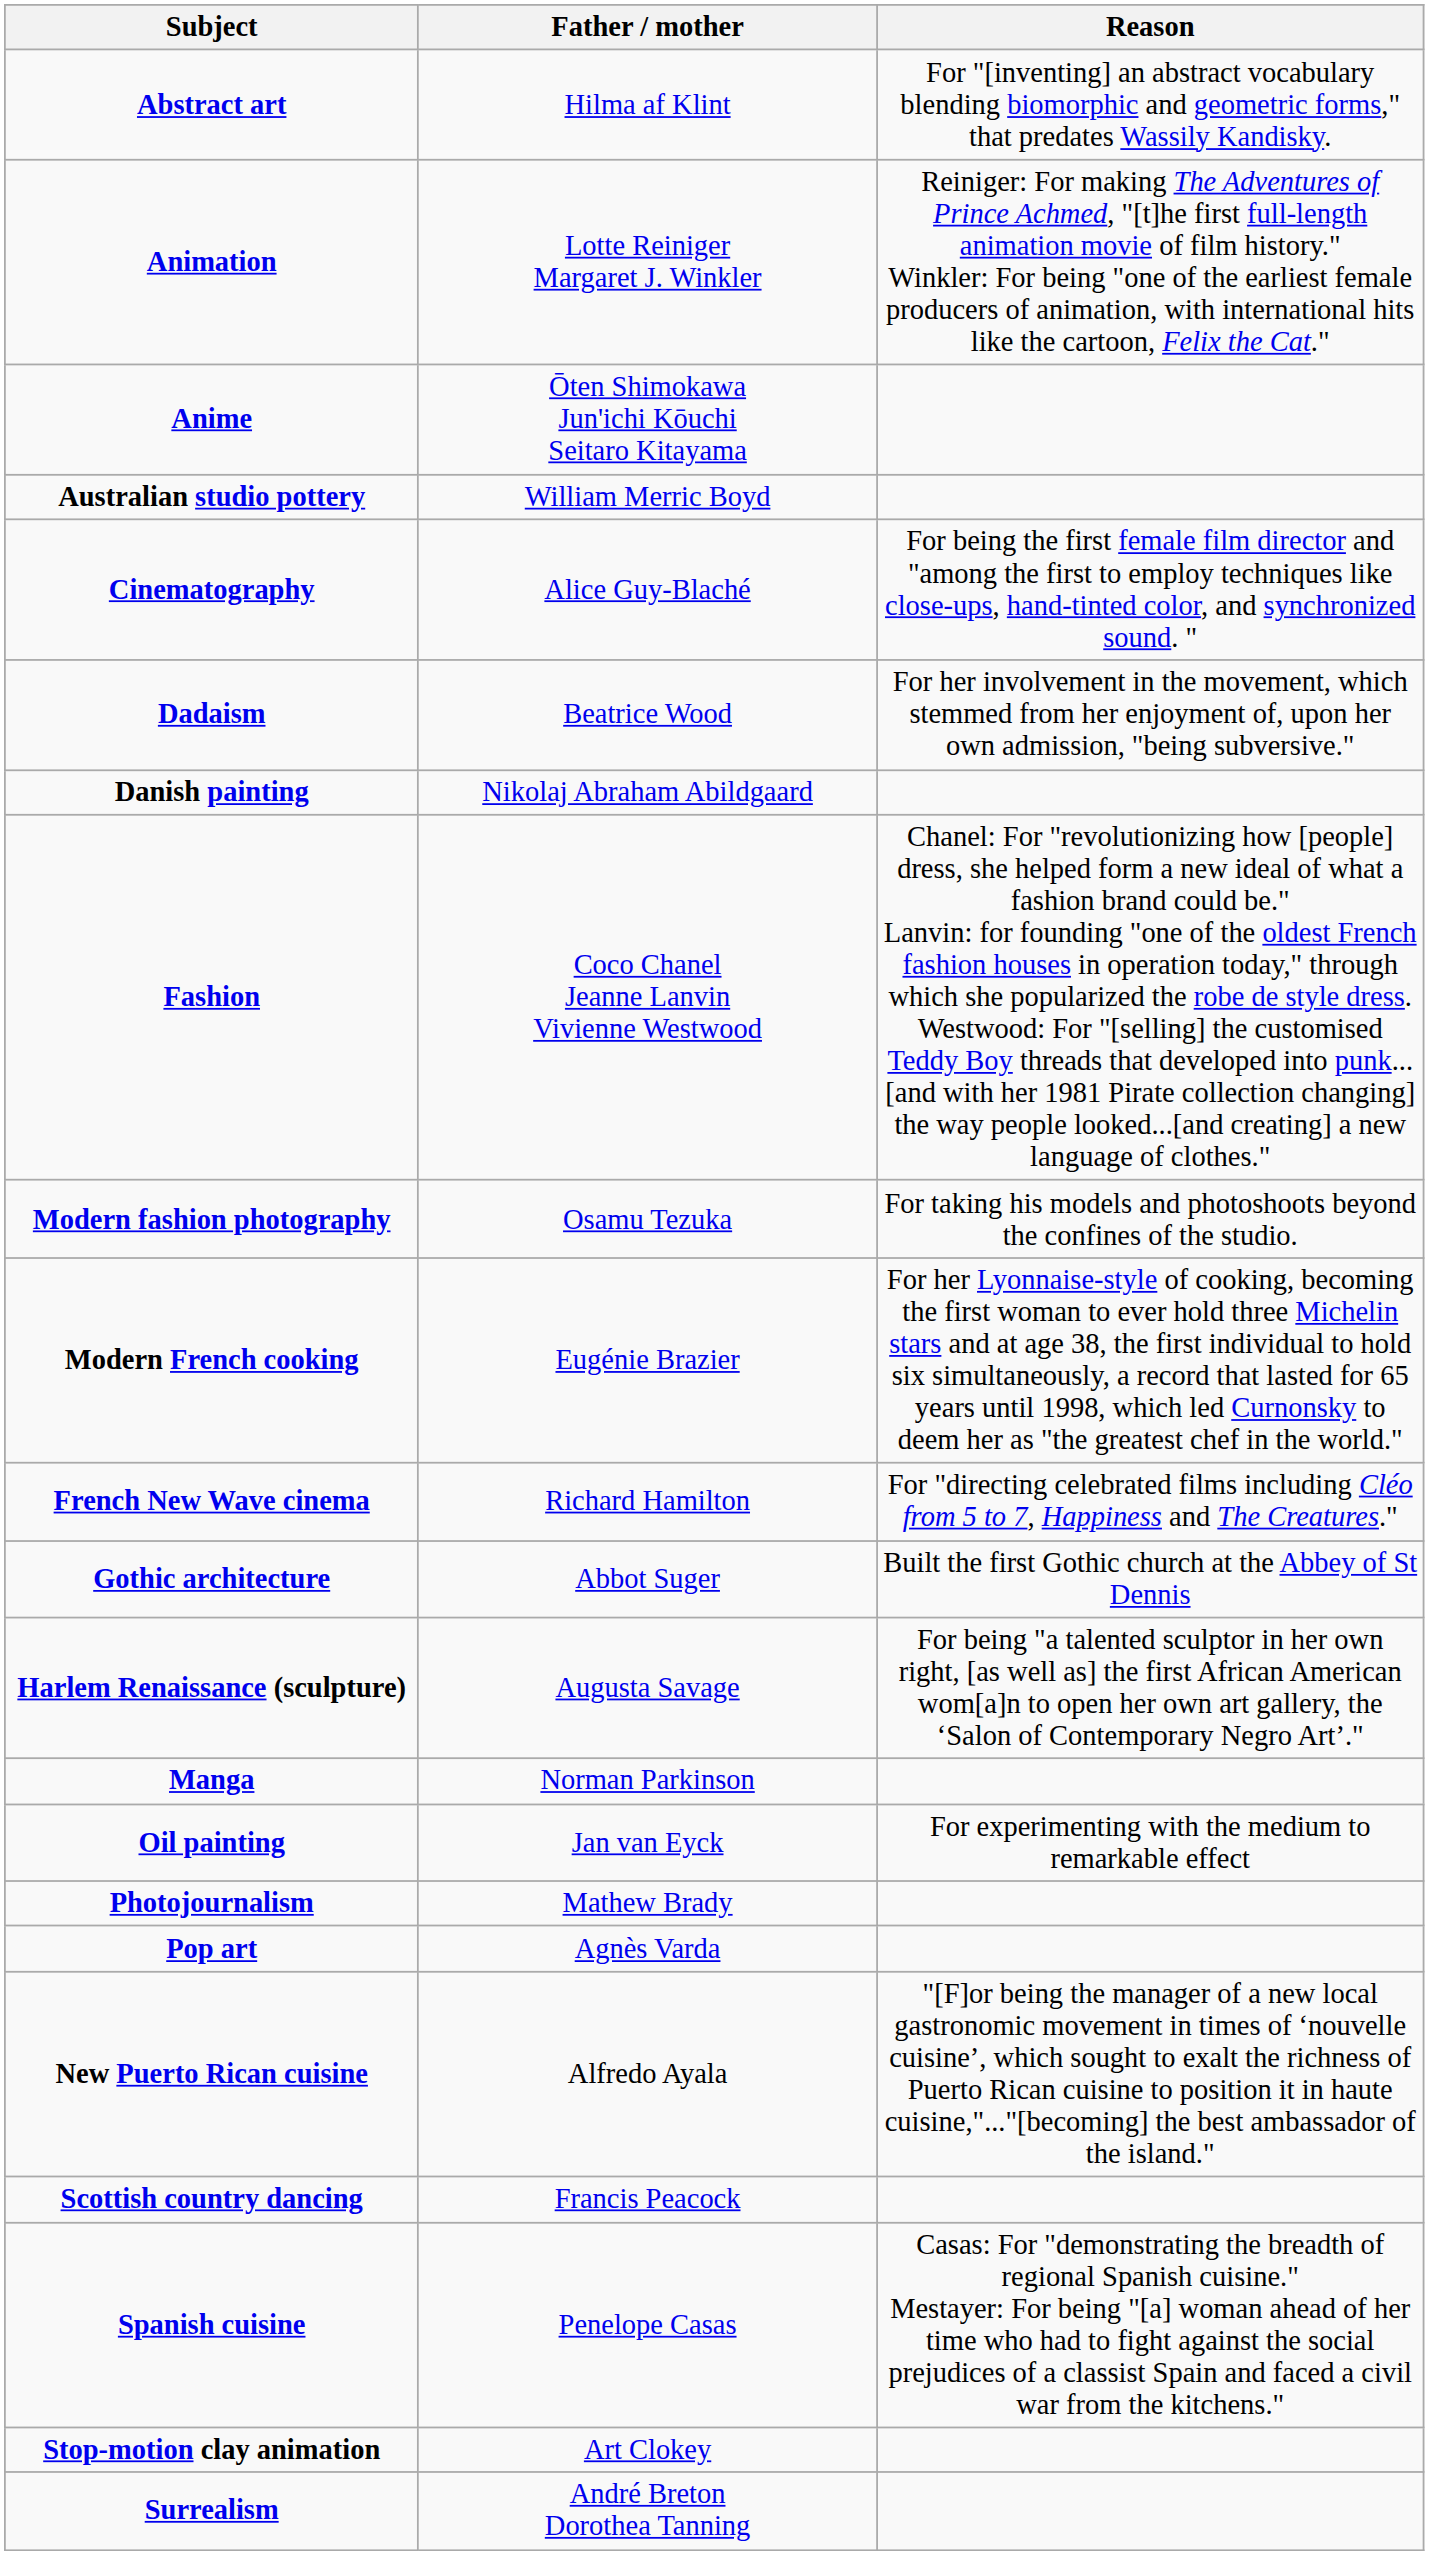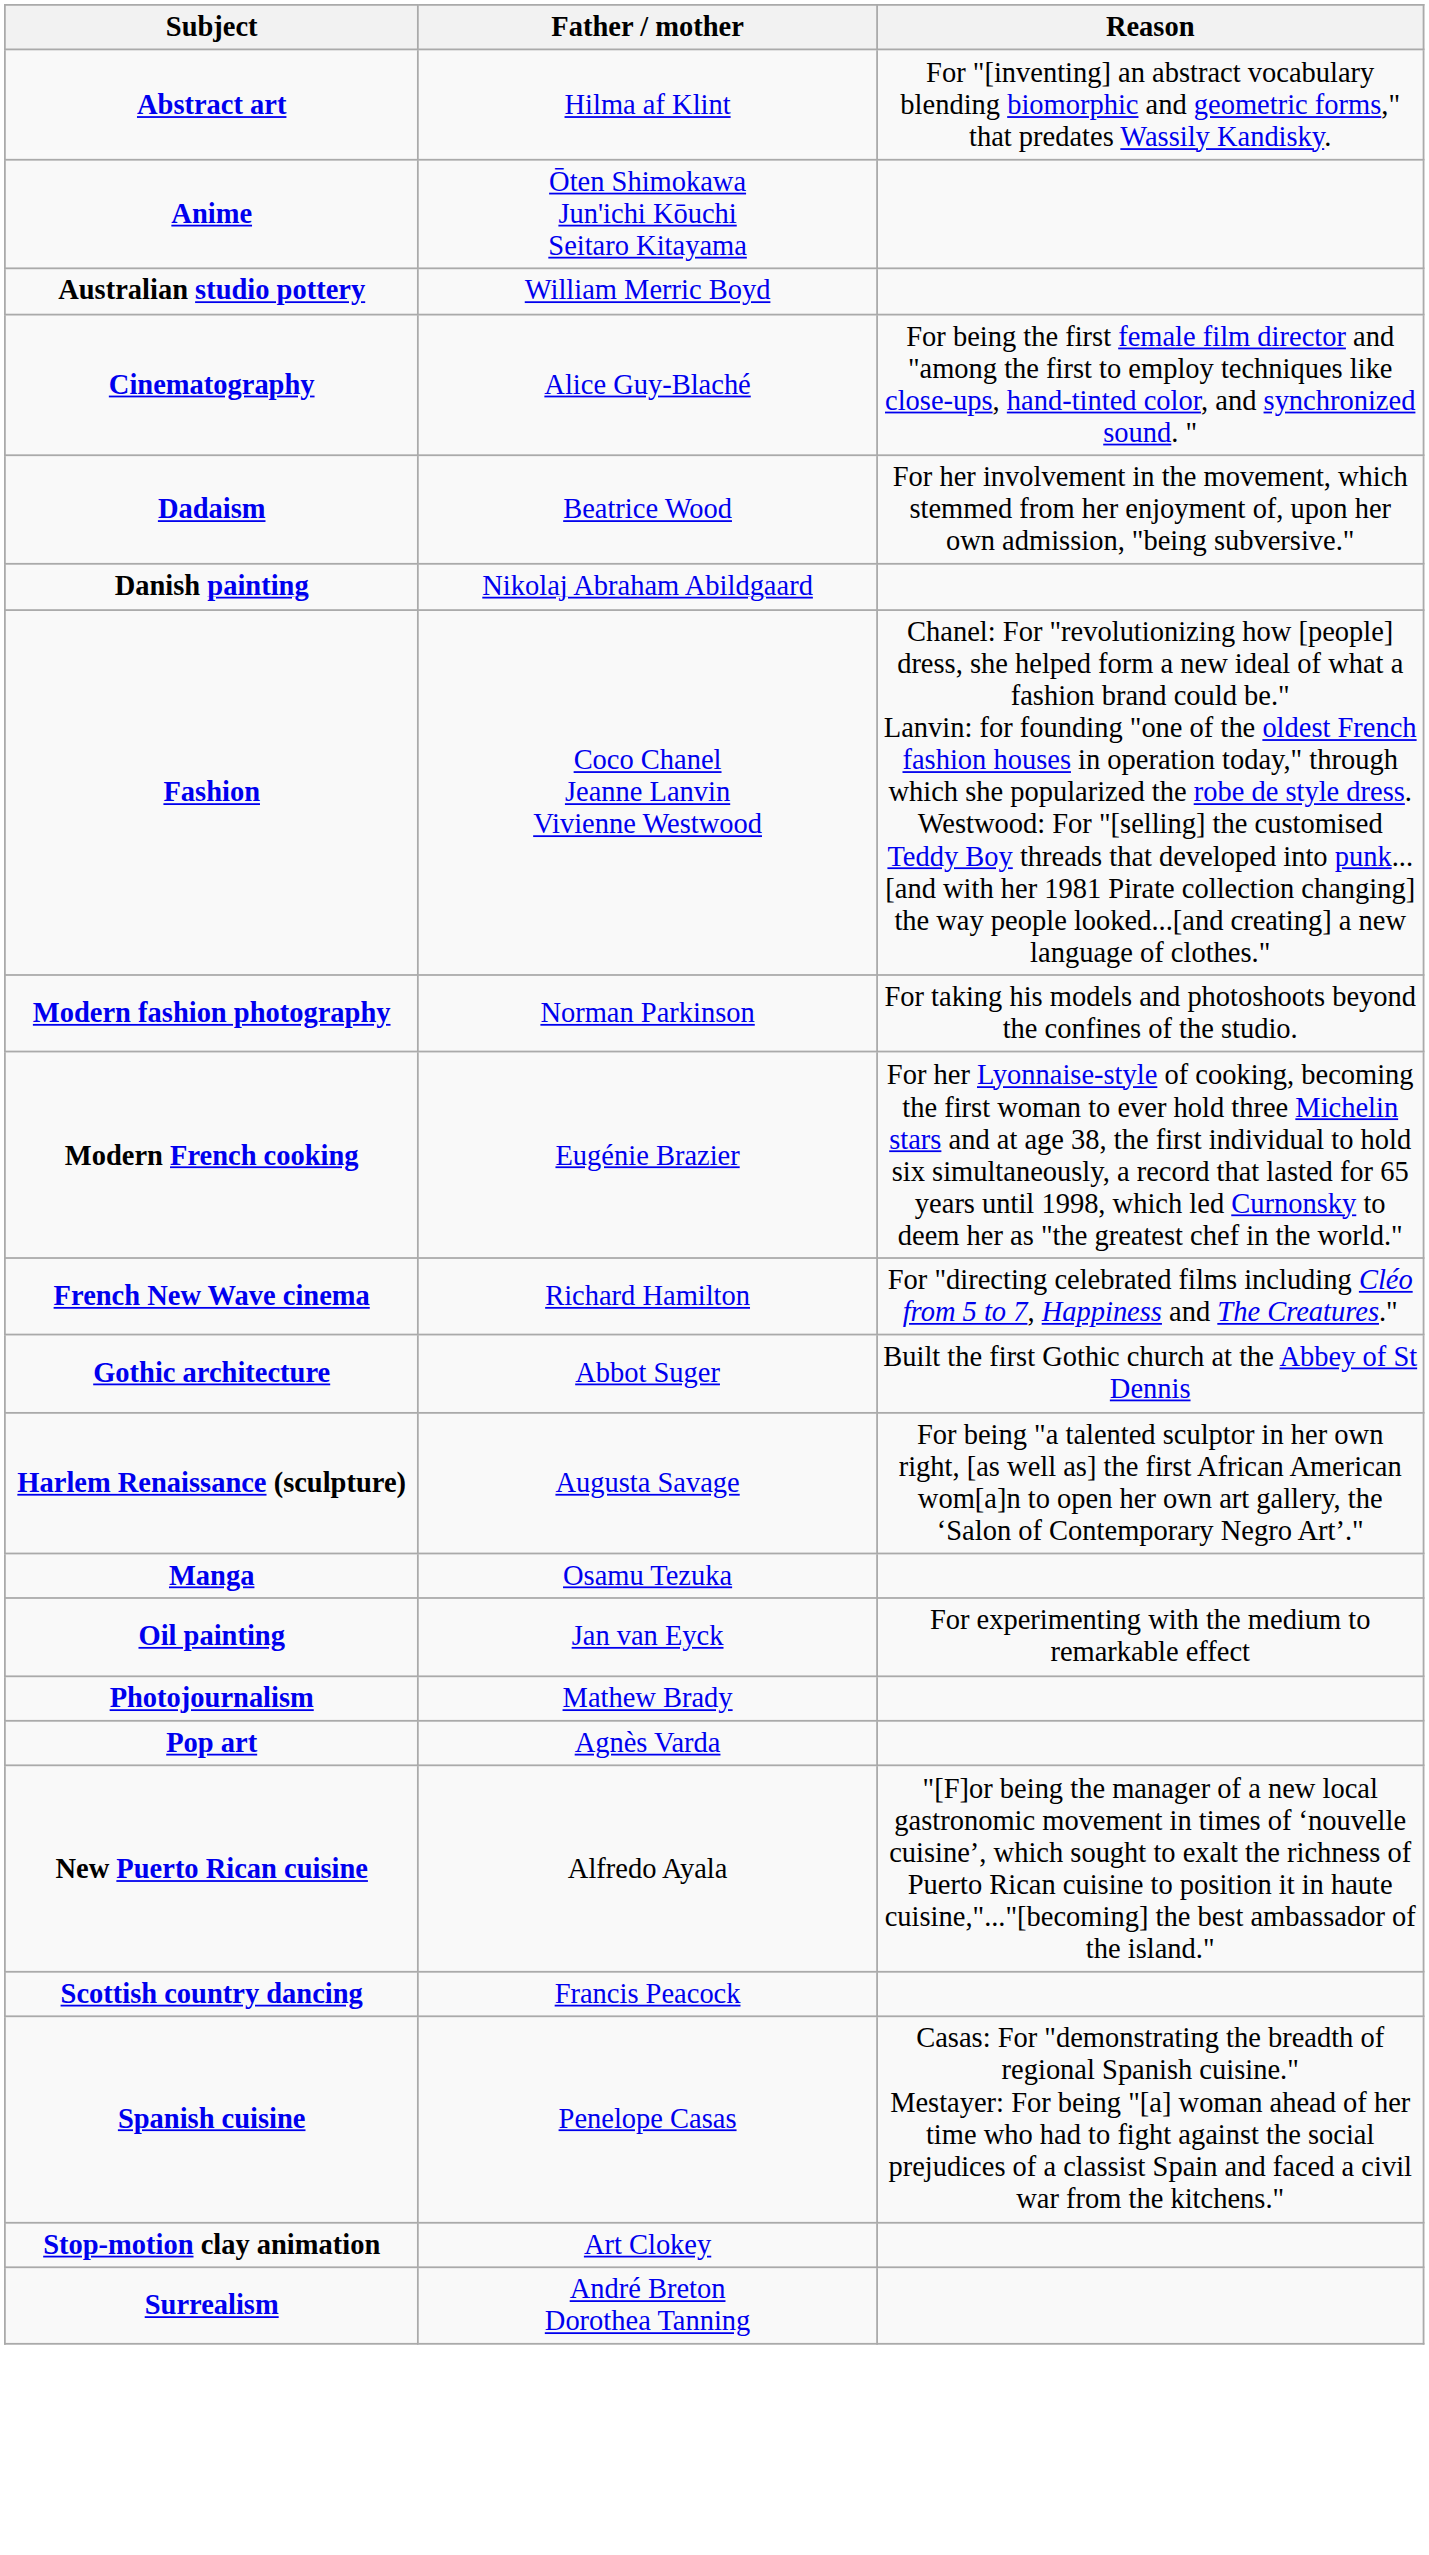- row: (212, 261)
(648, 1218) Osamu Tezuka -> (648, 1013) Norman Parkinson
(648, 1780) Norman Parkinson -> (648, 1575) Osamu Tezuka
